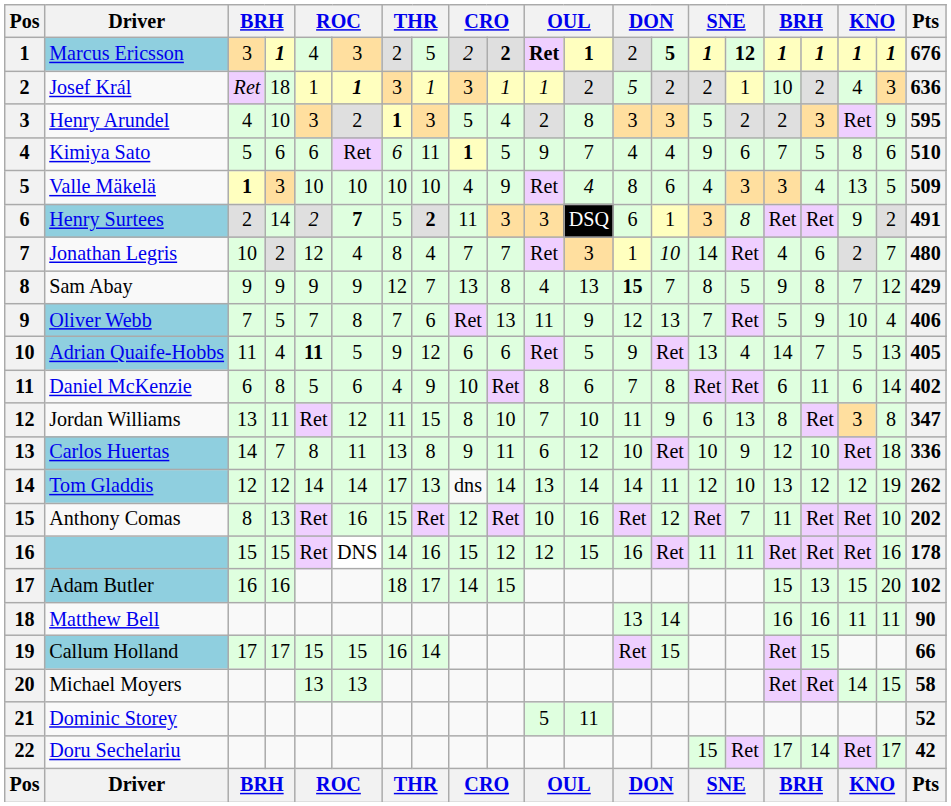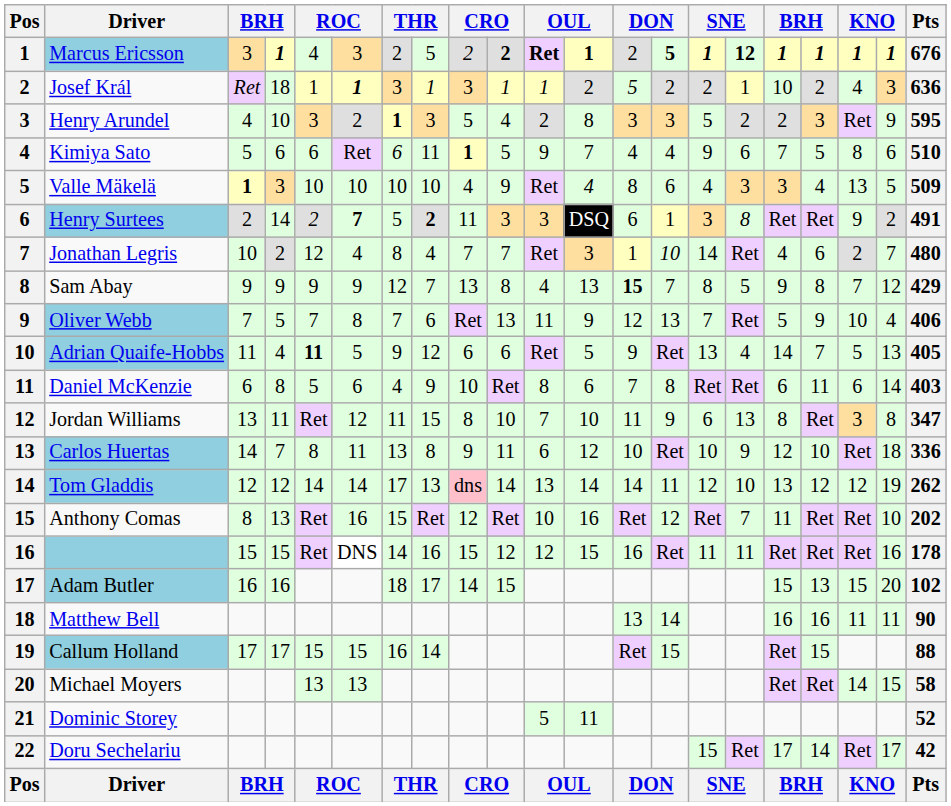(926, 385) 402 -> (926, 385) 403
(468, 485) no background -> (468, 485) pink background
(926, 651) 66 -> (926, 651) 88
